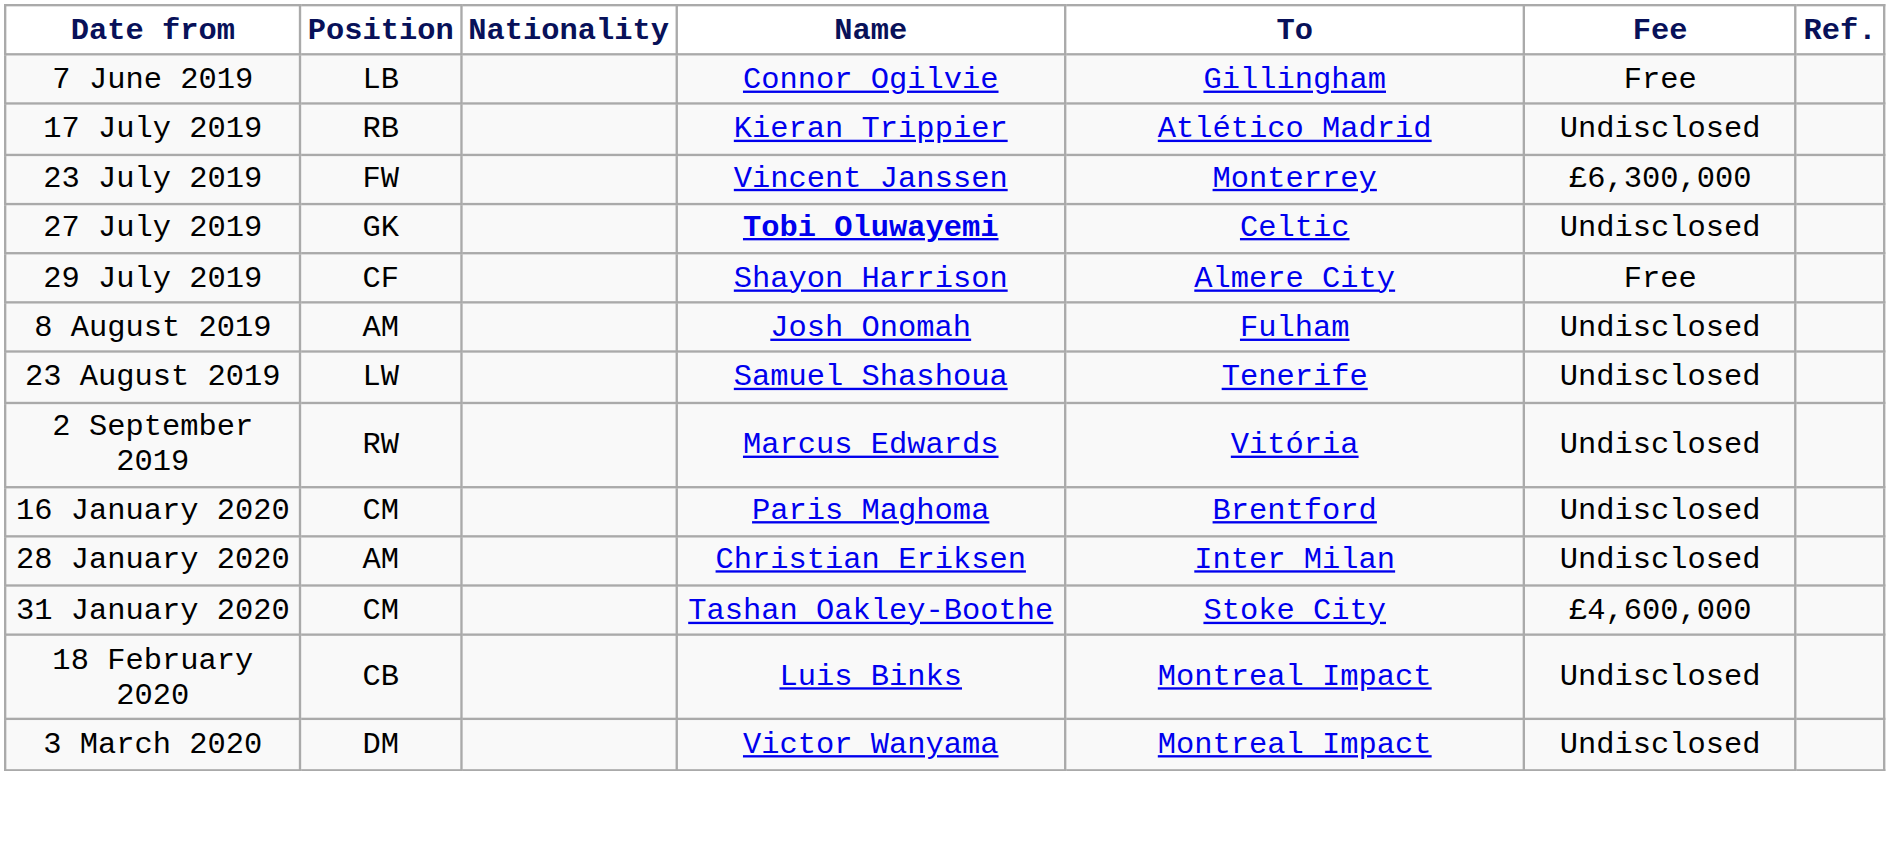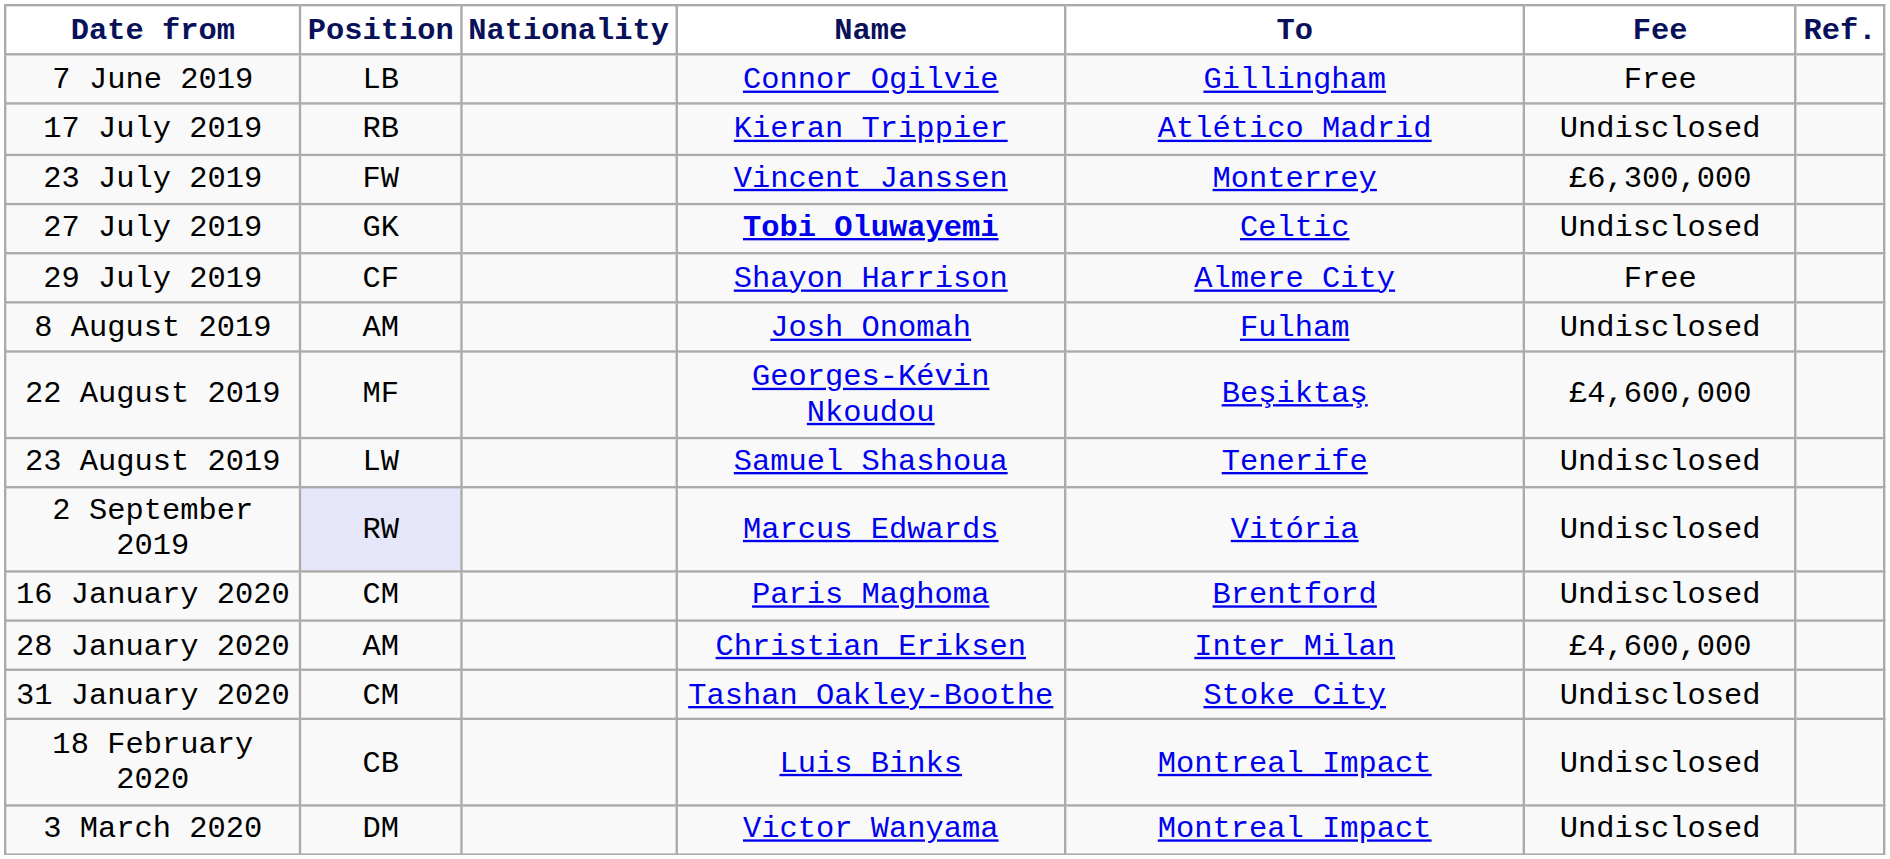+ row: (153, 395)
(381, 444) no background -> (381, 529) lavender background
(1660, 561) Undisclosed -> (1660, 646) £4,600,000
(1660, 610) £4,600,000 -> (1660, 695) Undisclosed
